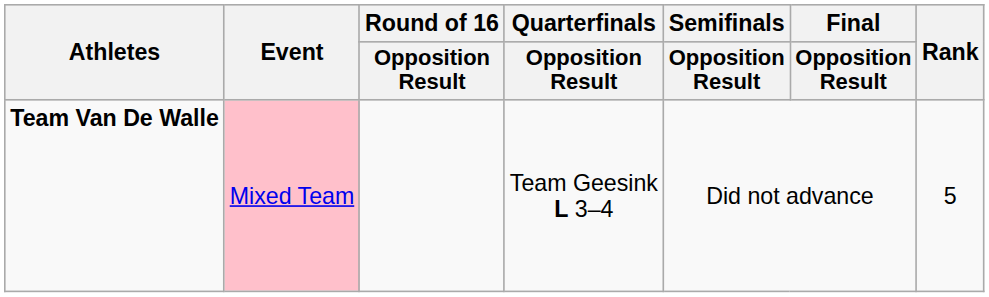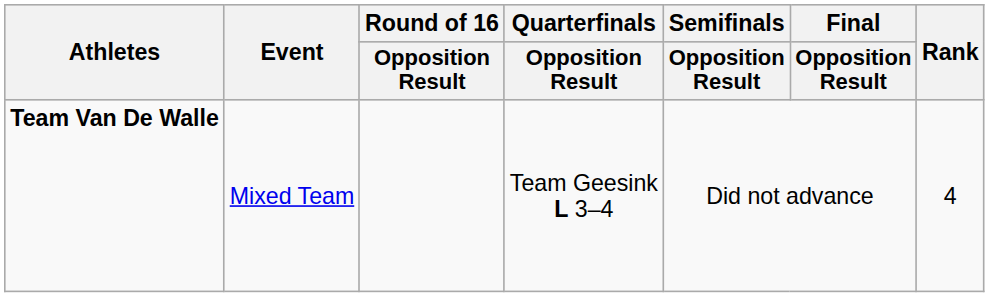(292, 196) pink background -> (292, 196) no background
(950, 196) 5 -> (950, 196) 4
